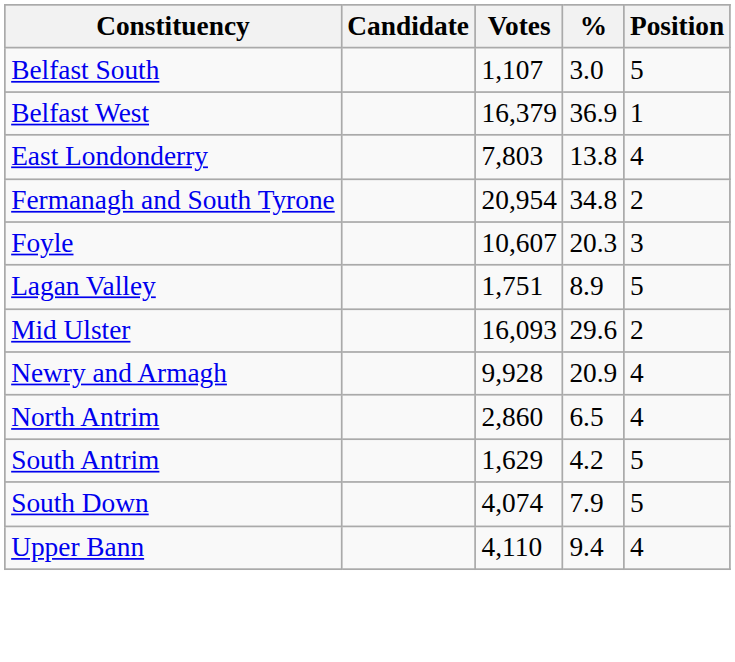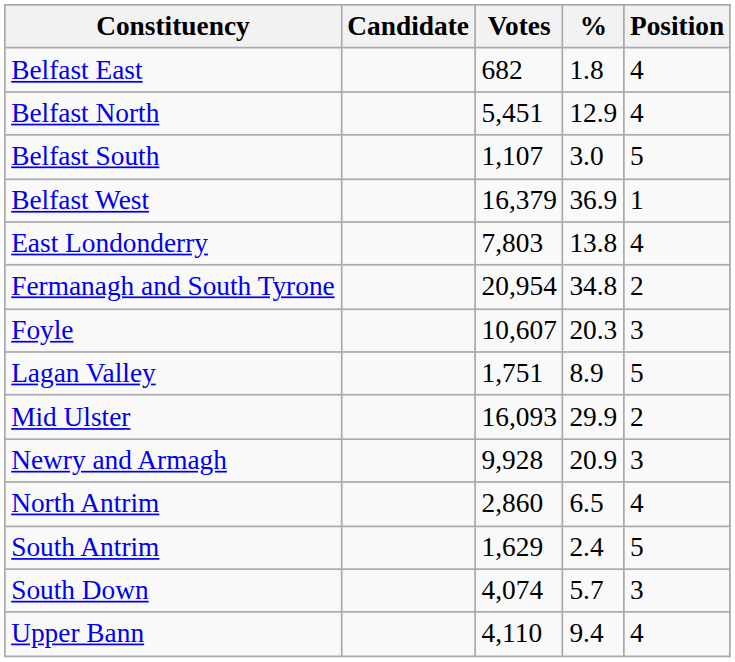+ row: (77, 69)
+ row: (85, 112)
(593, 329) 29.6 -> (593, 416) 29.9
(637, 373) 4 -> (637, 460) 3
(587, 460) 4.2 -> (587, 546) 2.4
(587, 503) 7.9 -> (587, 590) 5.7
(637, 503) 5 -> (637, 590) 3
